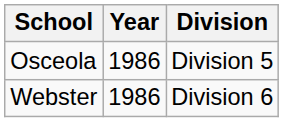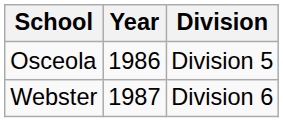(134, 97) 1986 -> (134, 97) 1987
